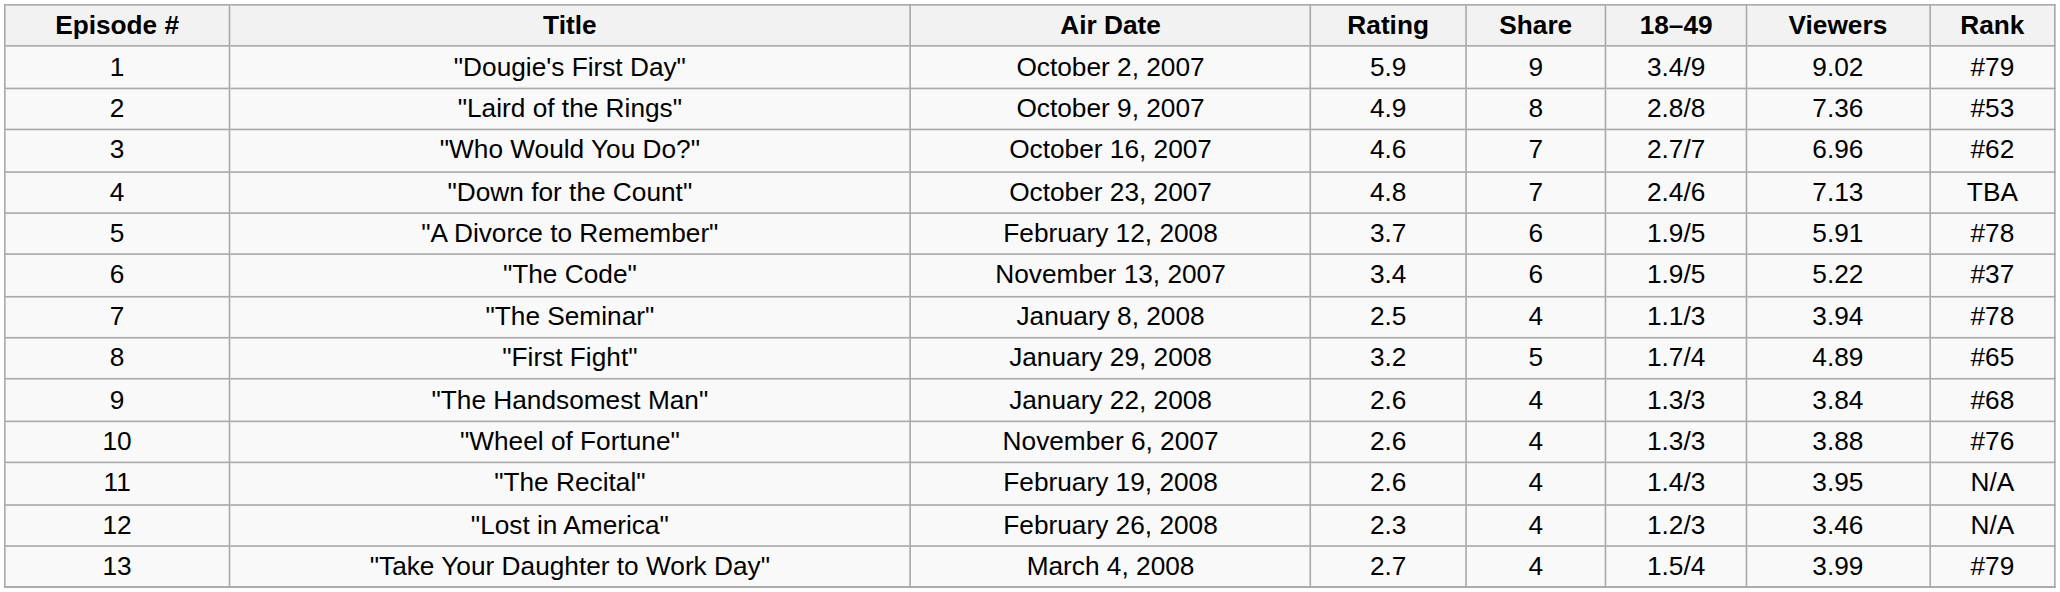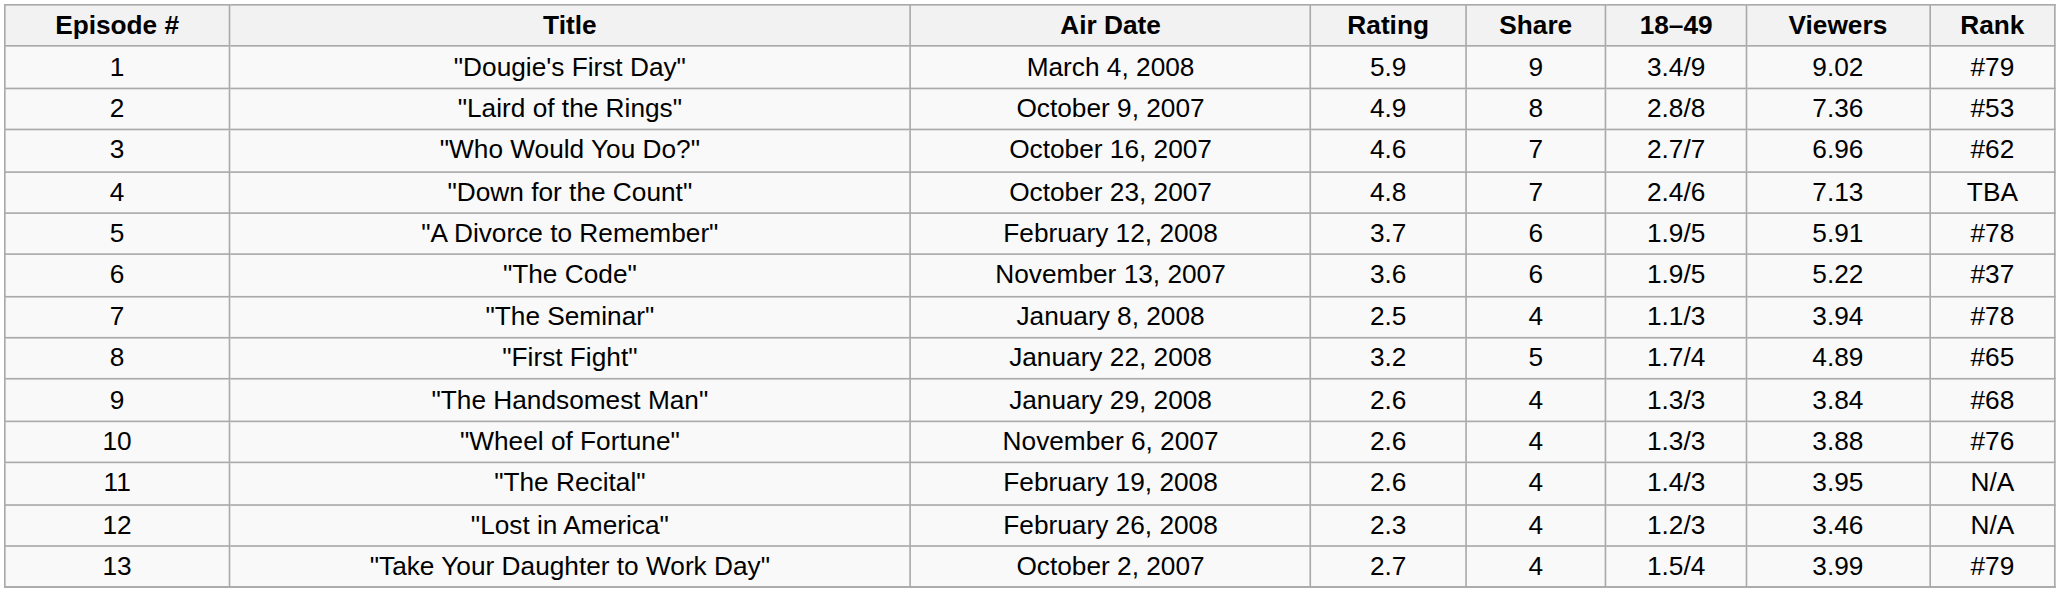(1111, 66) October 2, 2007 -> (1111, 66) March 4, 2008
(1388, 274) 3.4 -> (1388, 274) 3.6
(1111, 358) January 29, 2008 -> (1111, 358) January 22, 2008
(1111, 399) January 22, 2008 -> (1111, 399) January 29, 2008
(1111, 566) March 4, 2008 -> (1111, 566) October 2, 2007
